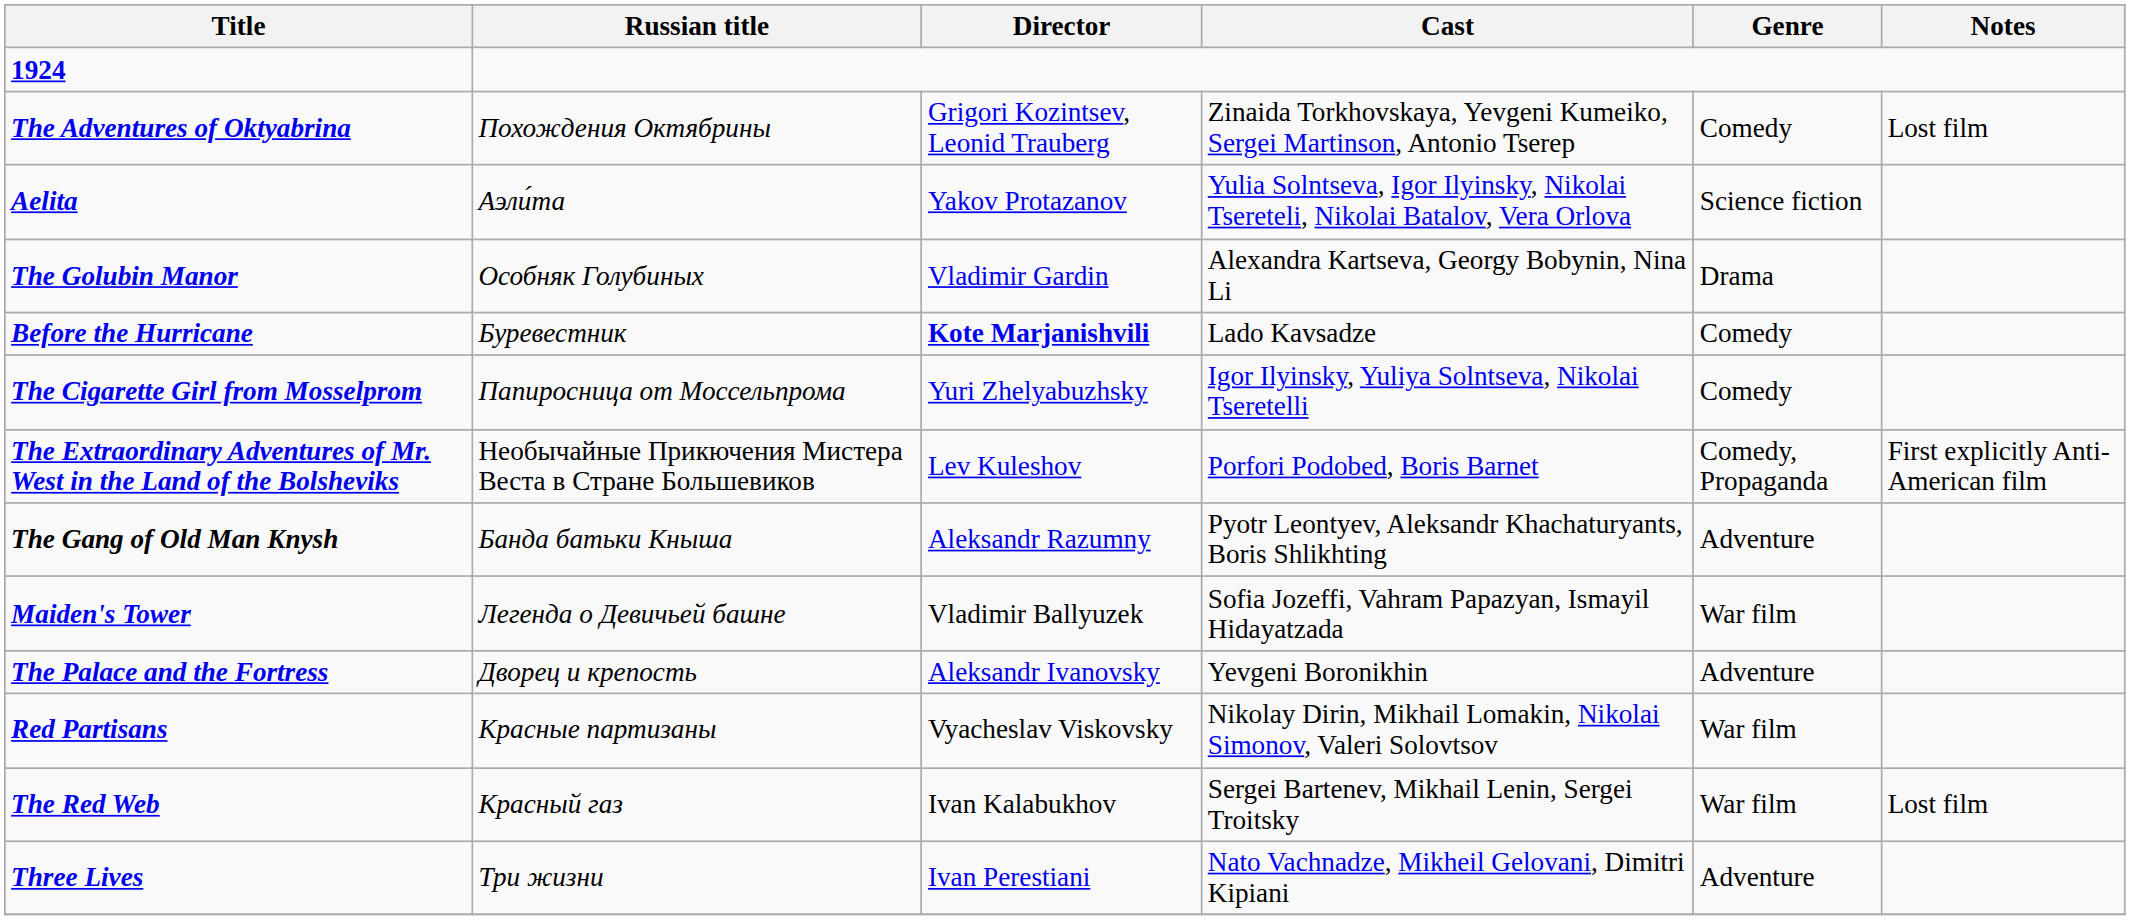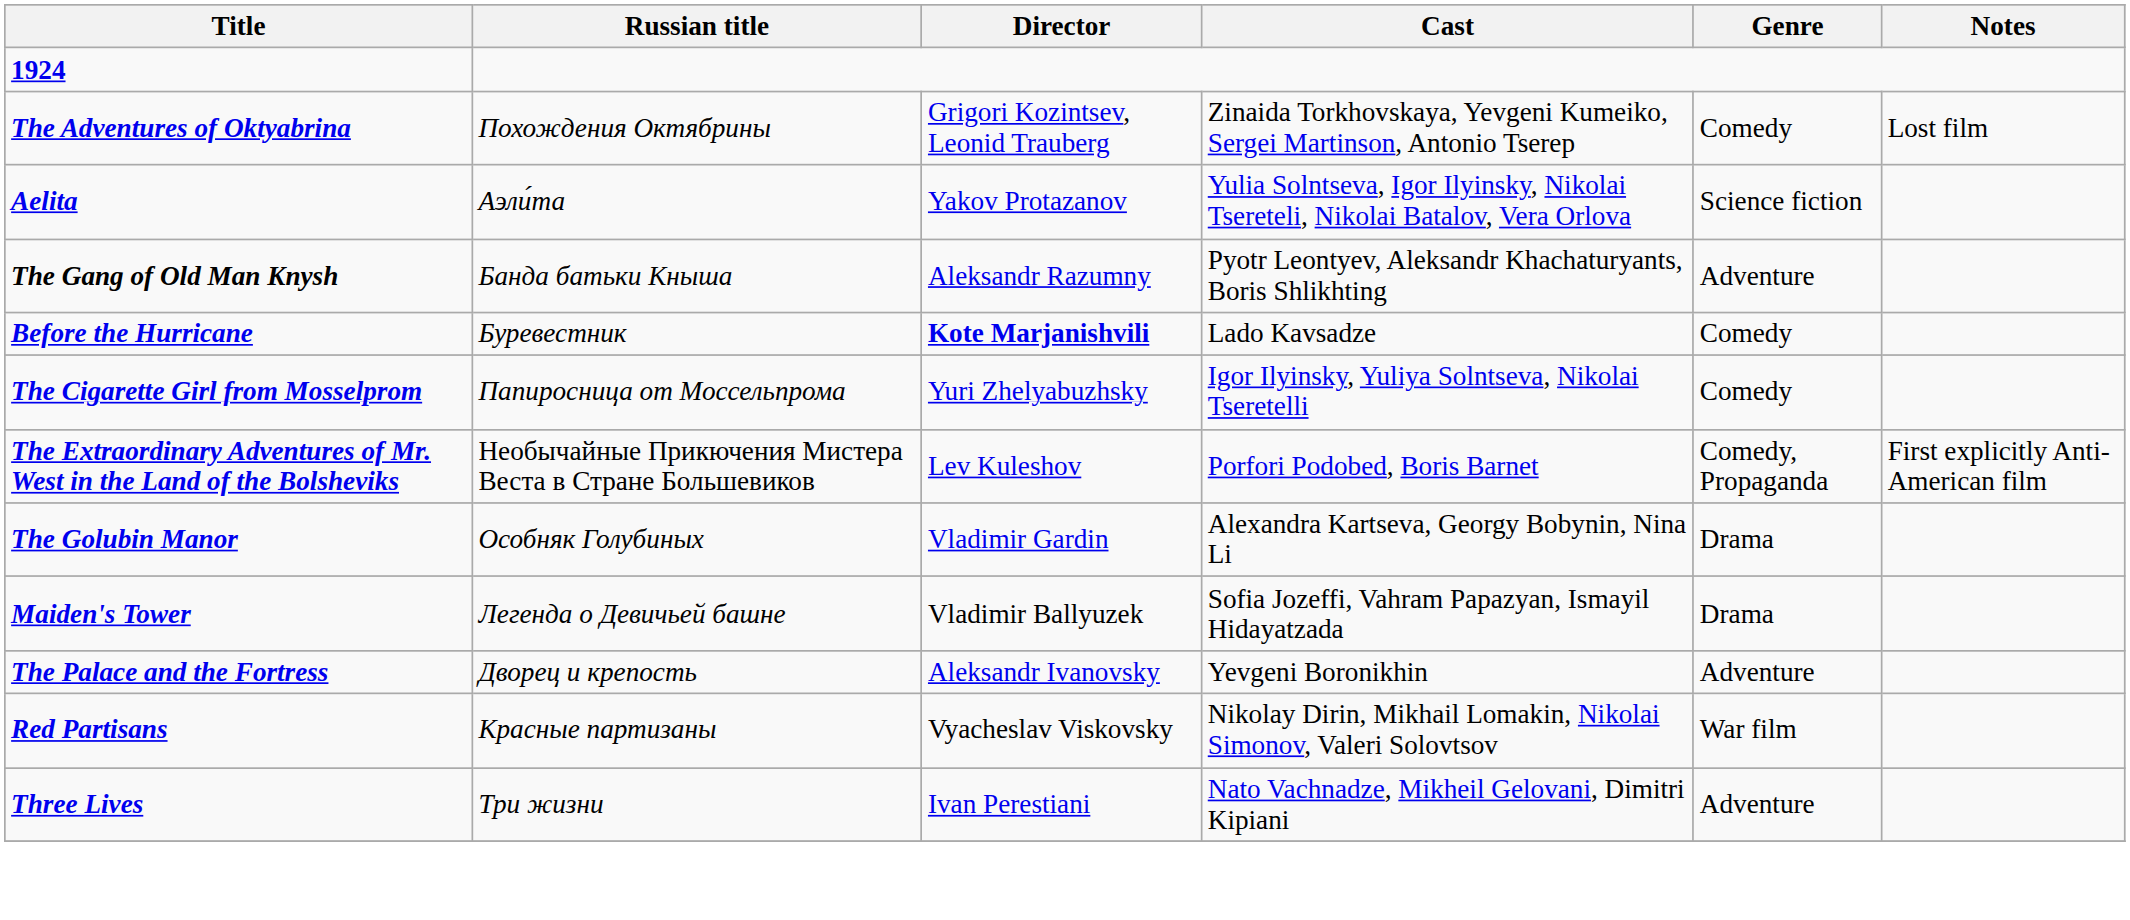rows swapped: (175, 539) <-> (124, 275)
(1748, 613) War film -> (1737, 613) Drama
- row: (85, 803)
